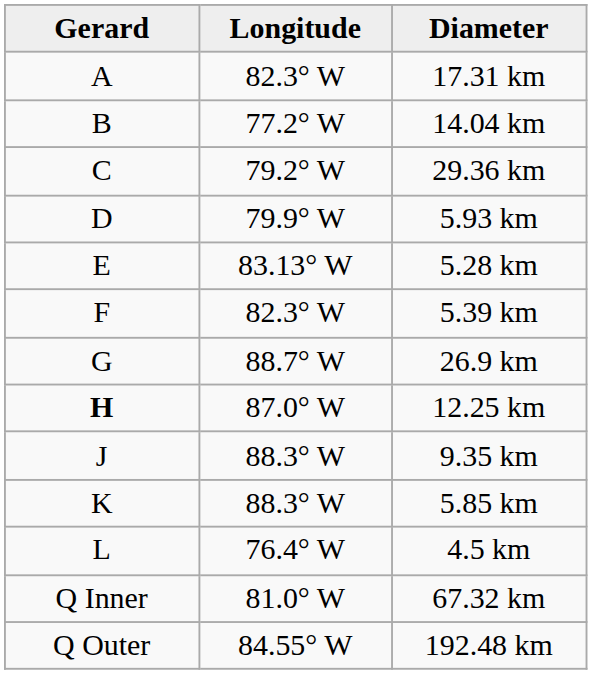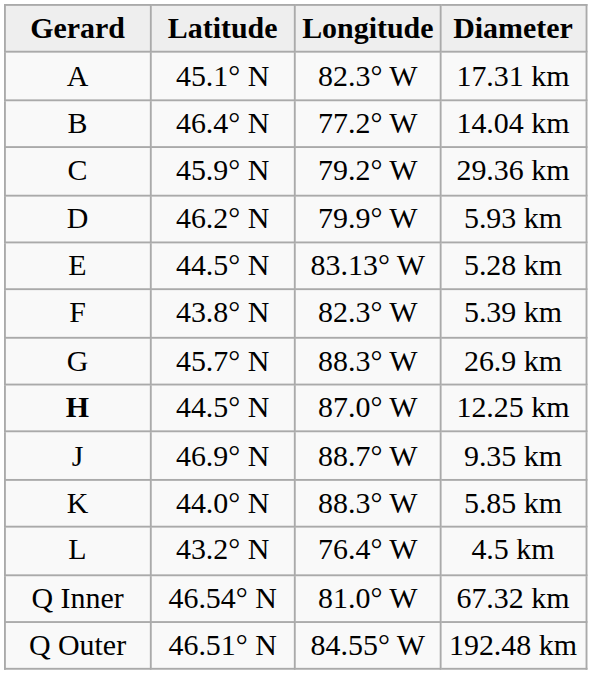+ column: (223, 28)
(295, 360) 88.7° W -> (368, 360) 88.3° W
(295, 455) 88.3° W -> (368, 455) 88.7° W
